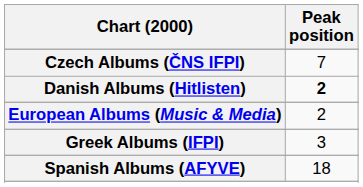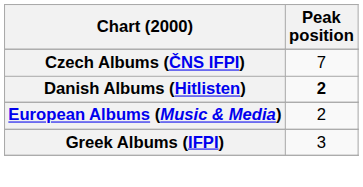- row: (145, 168)
